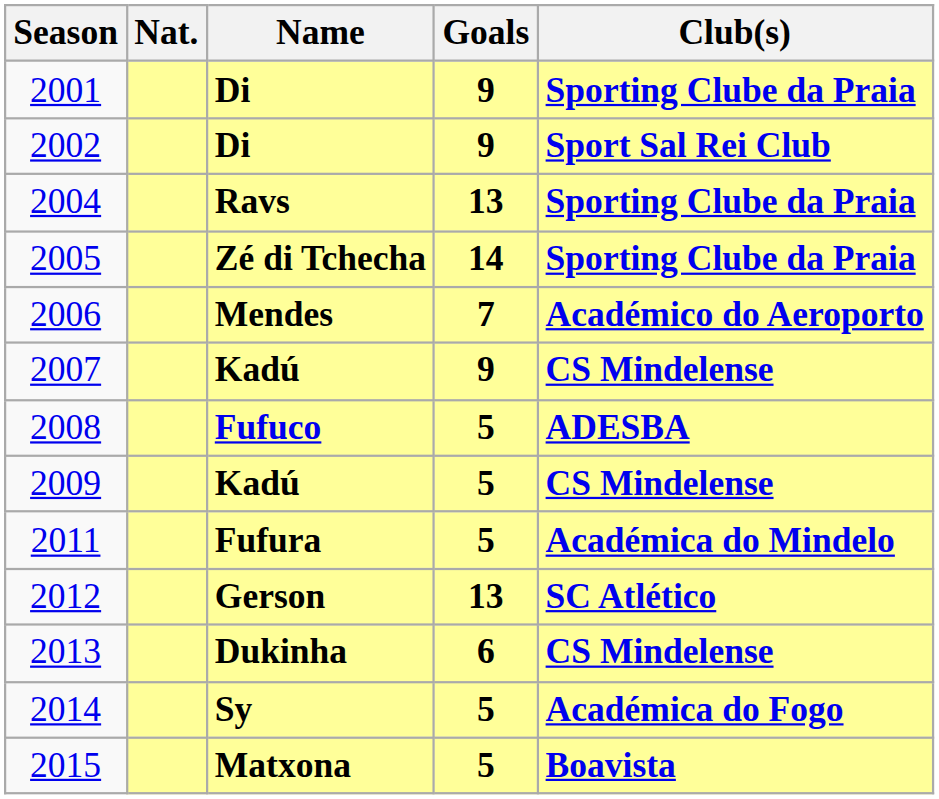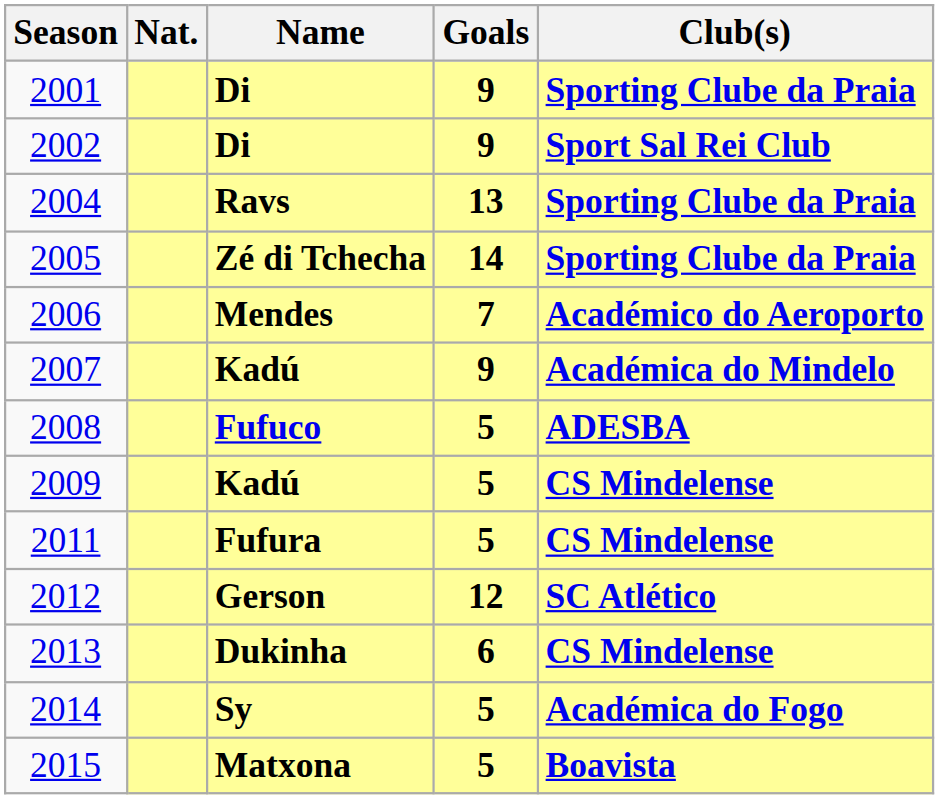(660, 370) CS Mindelense -> (720, 370) Académica do Mindelo
(720, 539) Académica do Mindelo -> (660, 539) CS Mindelense
(486, 595) 13 -> (486, 595) 12
